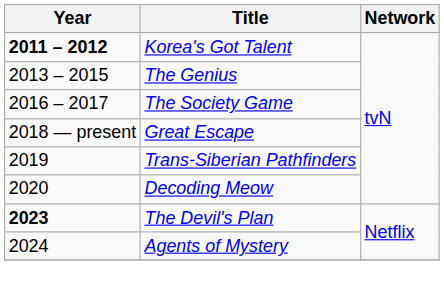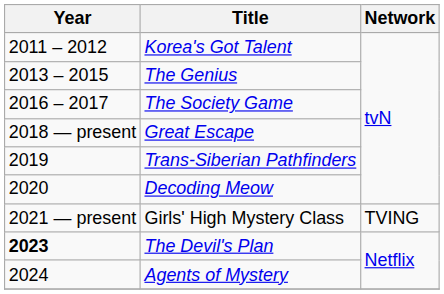(58, 47) bold -> (58, 47) normal
+ row: (244, 217)
